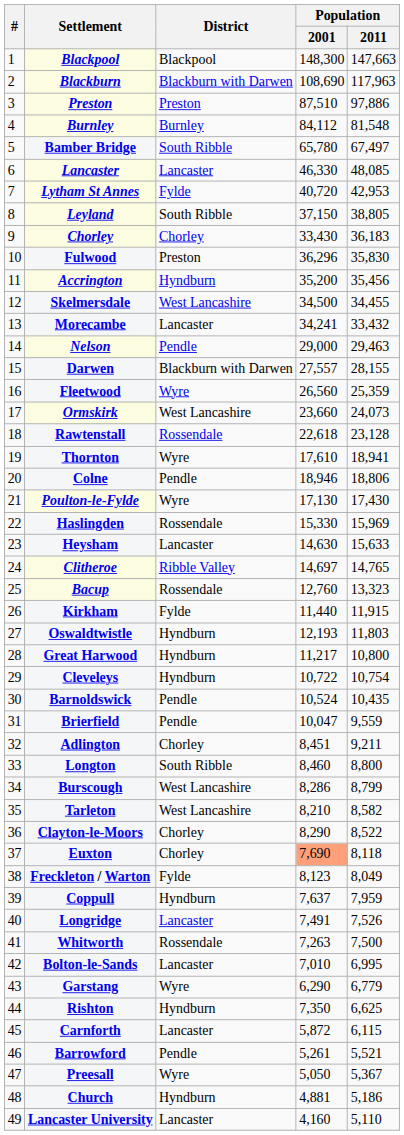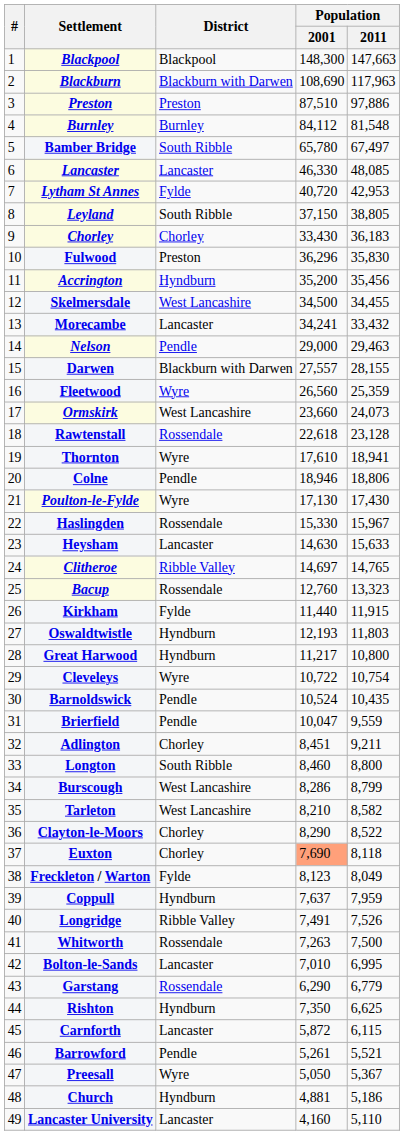(370, 523) 15,969 -> (370, 523) 15,967
(187, 677) Hyndburn -> (174, 677) Wyre
(186, 920) Lancaster -> (197, 920) Ribble Valley
(174, 986) Wyre -> (191, 986) Rossendale
